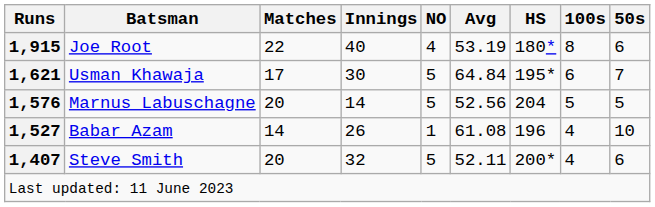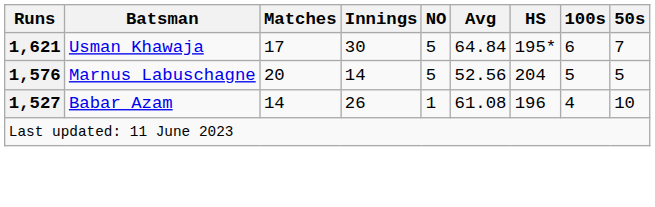- row: (110, 47)
- row: (126, 160)
